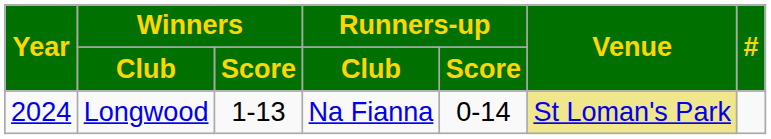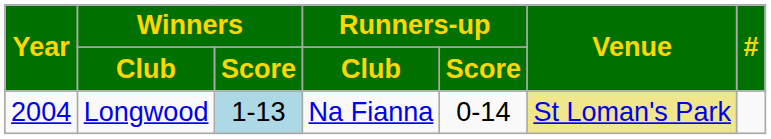(41, 111) 2024 -> (41, 111) 2004
(259, 111) no background -> (259, 111) lightblue background
